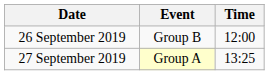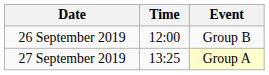columns swapped: (240, 15) <-> (177, 15)
